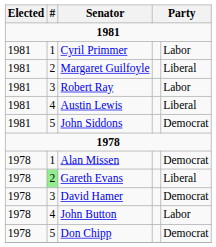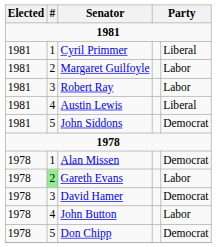(177, 50) Labor -> (180, 50) Liberal
(180, 68) Liberal -> (177, 68) Labor
(180, 178) Liberal -> (177, 178) Labor
